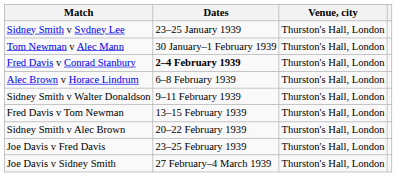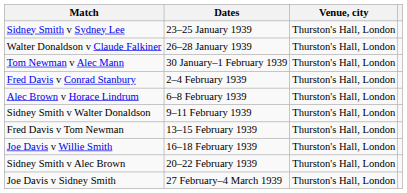+ row: (84, 46)
(198, 63) bold -> (206, 79) normal
+ row: (60, 146)
- row: (56, 146)
